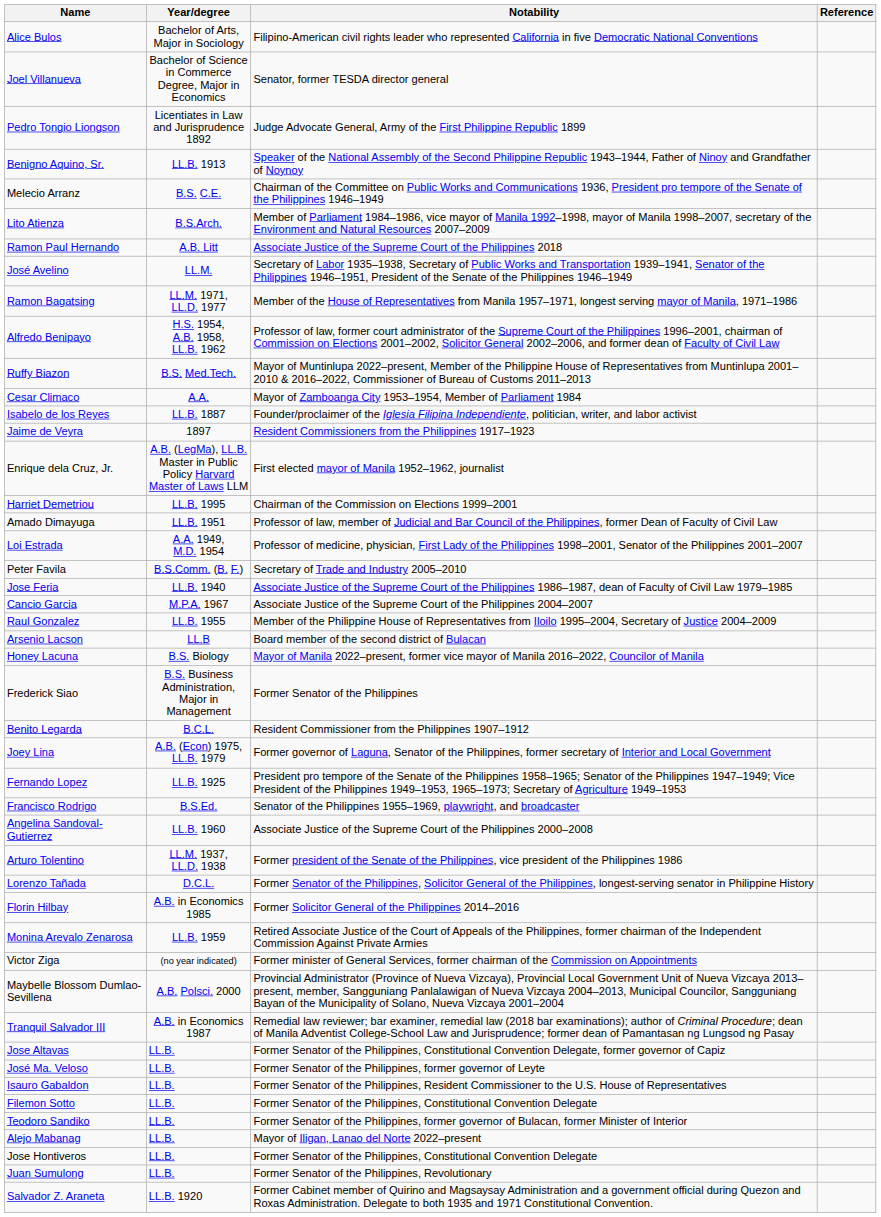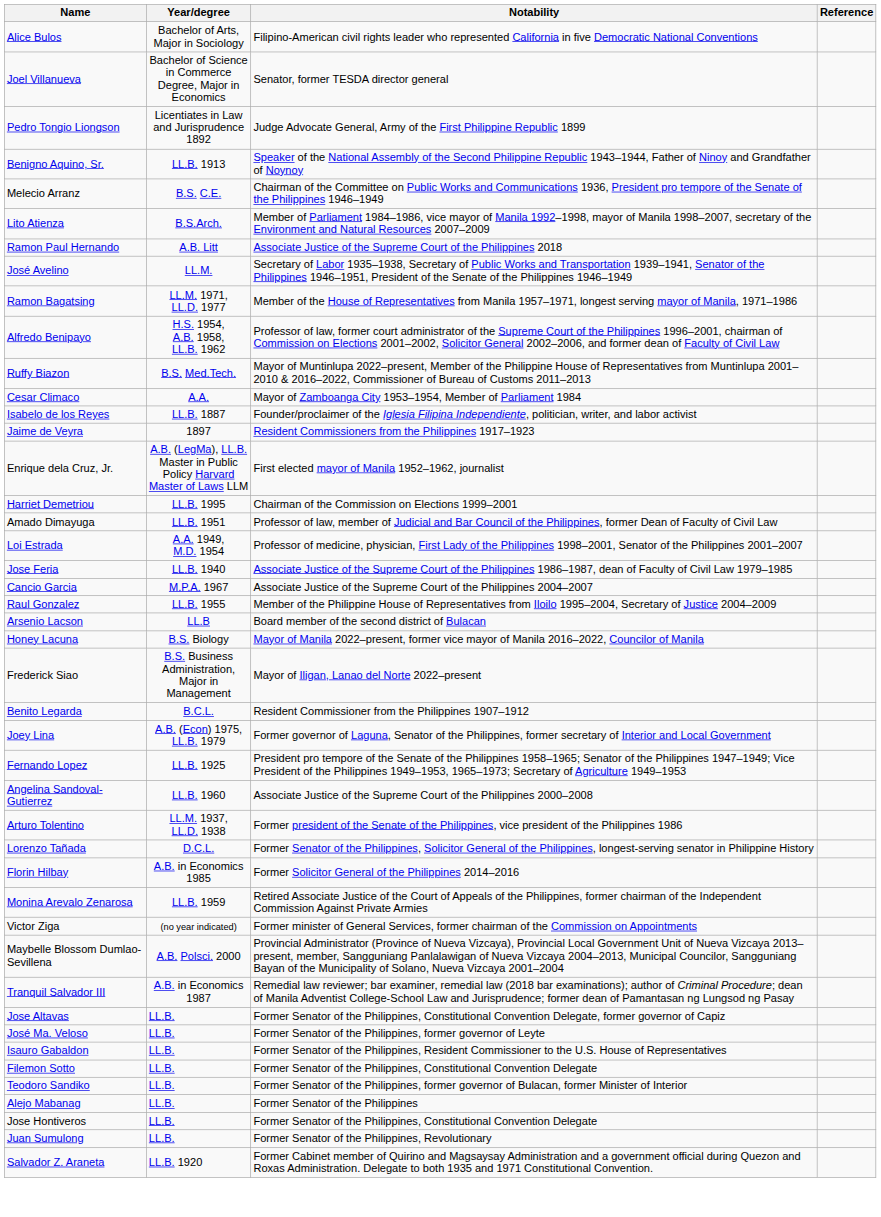- row: (36, 569)
(336, 693) Former Senator of the Philippines -> (367, 675) Mayor of Iligan, Lanao del Norte 2022–present
- row: (52, 806)
(367, 1138) Mayor of Iligan, Lanao del Norte 2022–present -> (336, 1103) Former Senator of the Philippines
